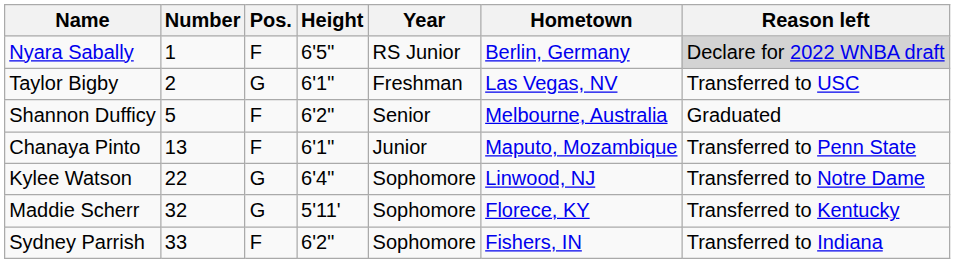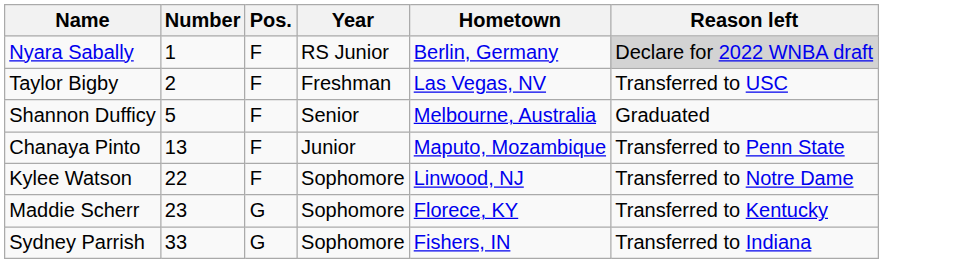- column: (332, 20)
(257, 83) G -> (256, 83) F
(257, 178) G -> (256, 178) F
(176, 210) 32 -> (176, 210) 23
(256, 242) F -> (257, 242) G
